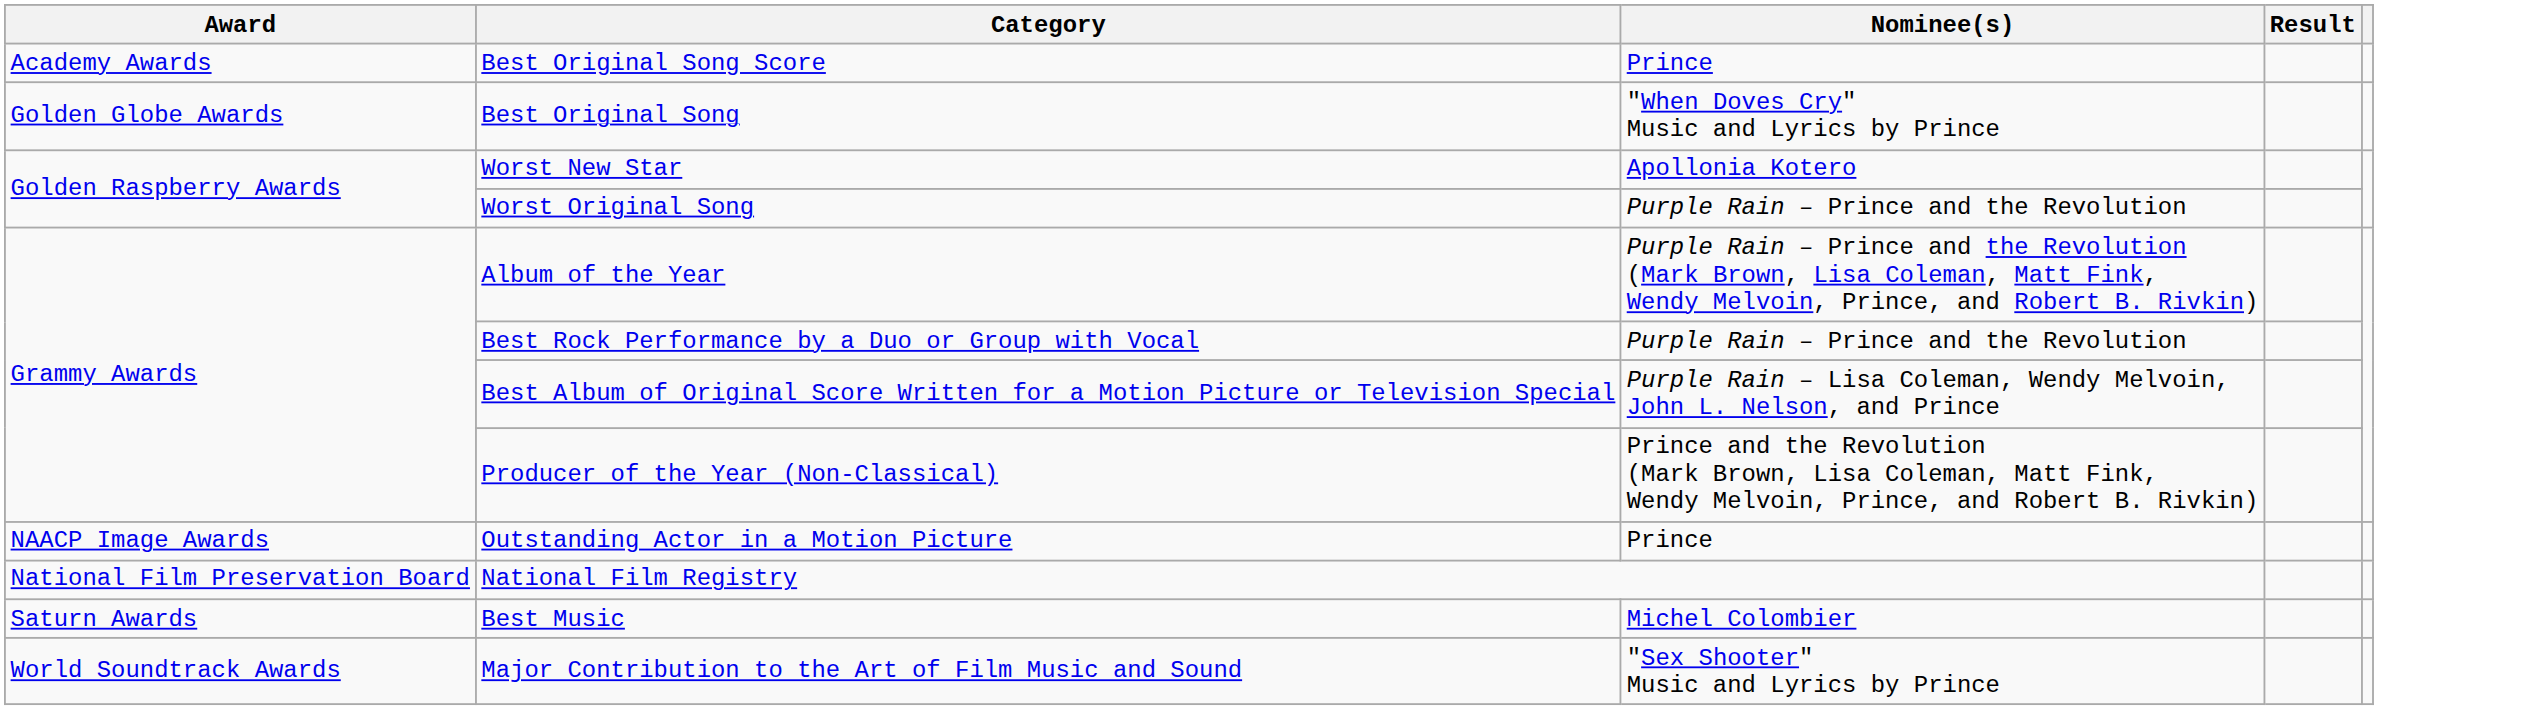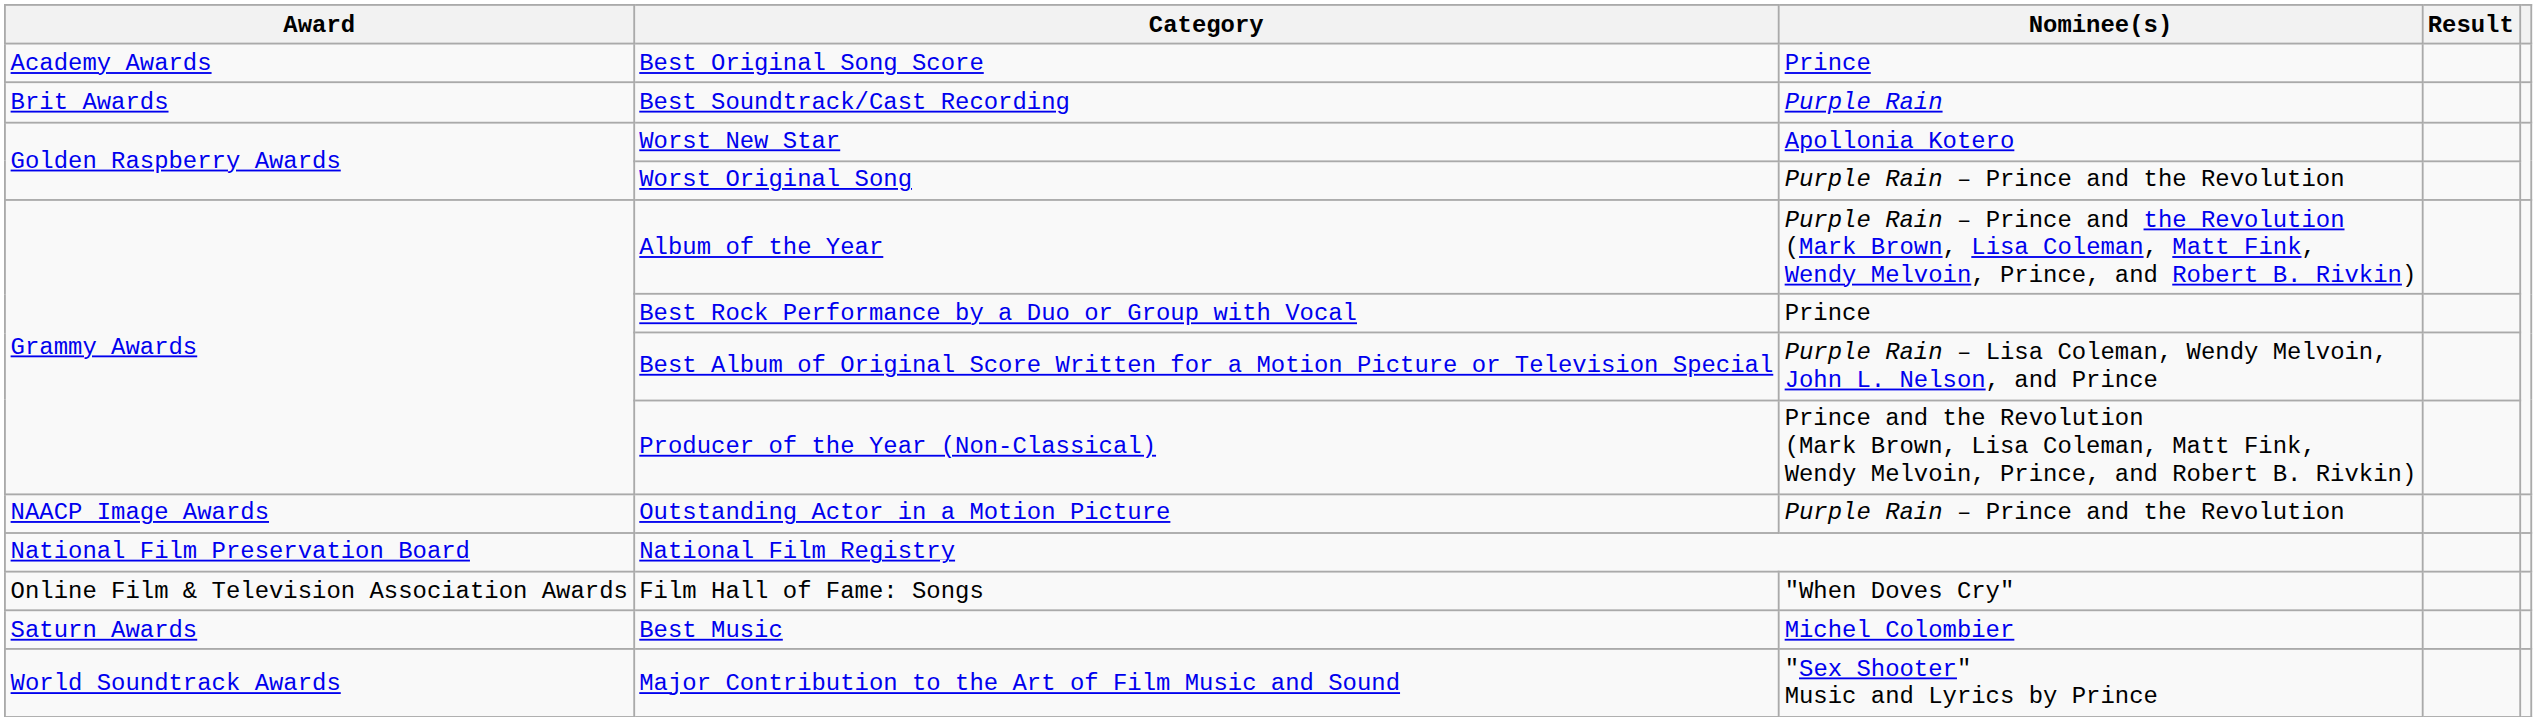+ row: (855, 102)
- row: (611, 116)
(1907, 341) Purple Rain – Prince and the Revolution -> (1828, 314) Prince
(1670, 541) Prince -> (2065, 513) Purple Rain – Prince and the Revolution
+ row: (812, 591)
